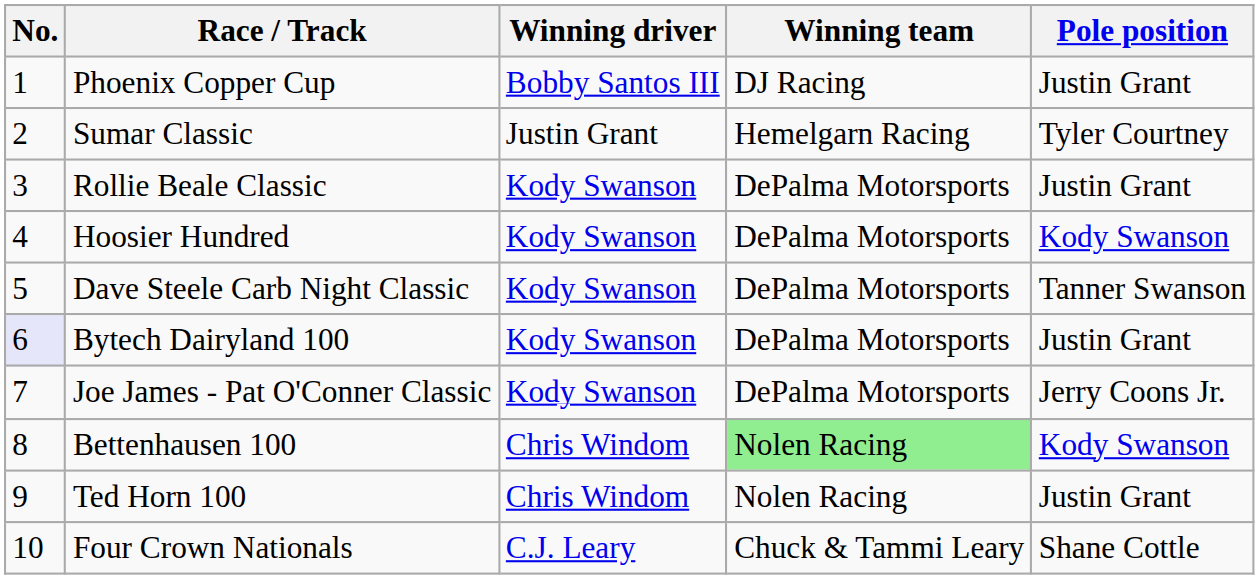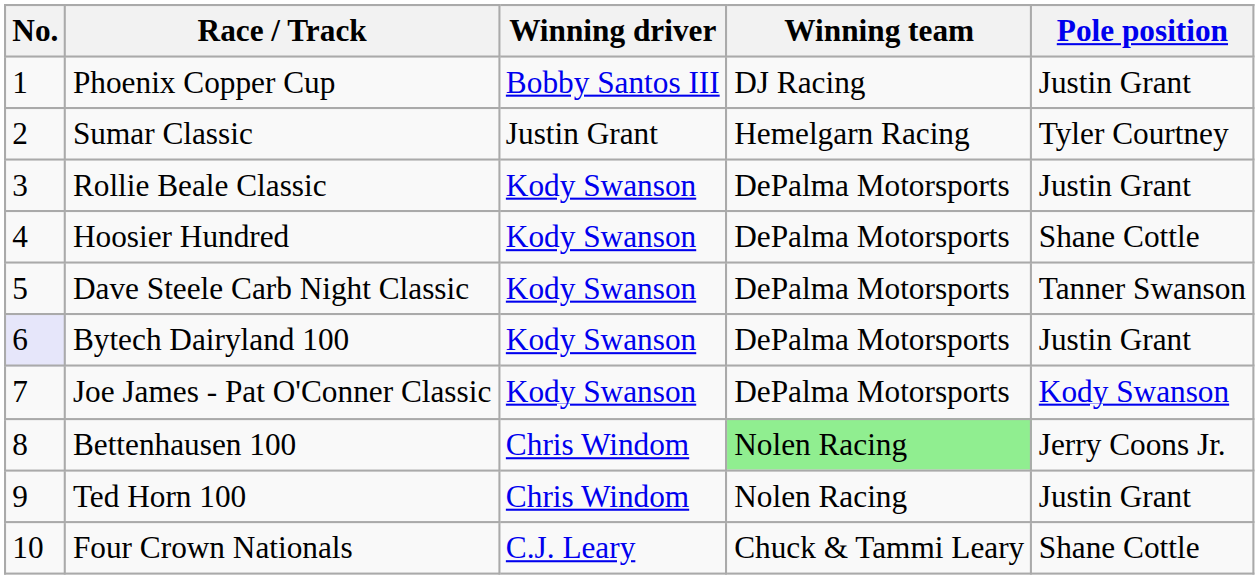(1134, 237) Kody Swanson -> (1119, 237) Shane Cottle
(1132, 391) Jerry Coons Jr. -> (1134, 391) Kody Swanson
(1134, 443) Kody Swanson -> (1132, 443) Jerry Coons Jr.
